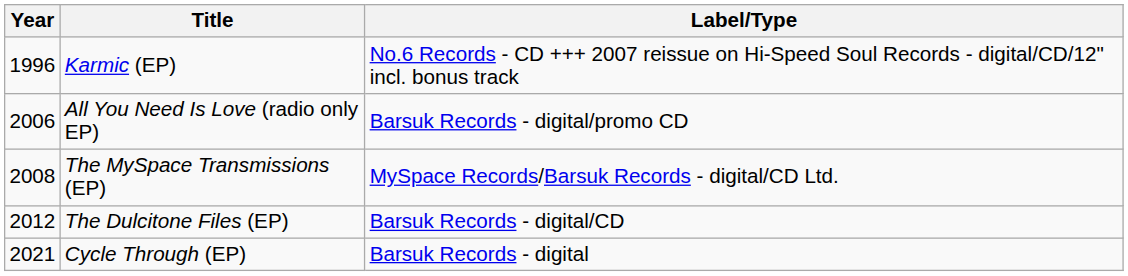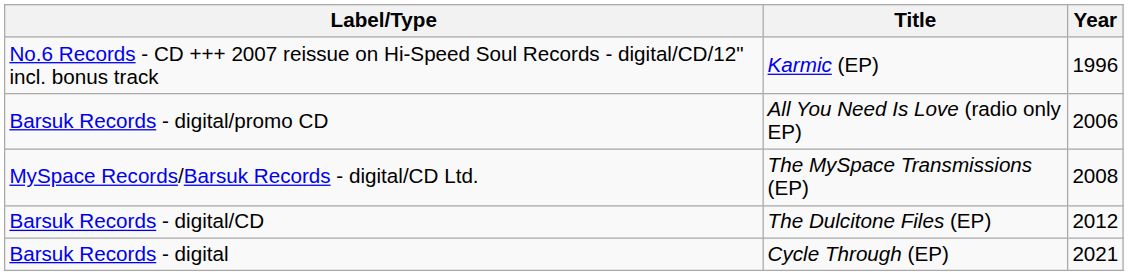columns swapped: (32, 20) <-> (744, 20)
